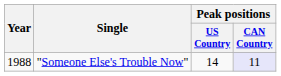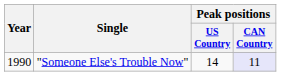(19, 61) 1988 -> (19, 61) 1990
